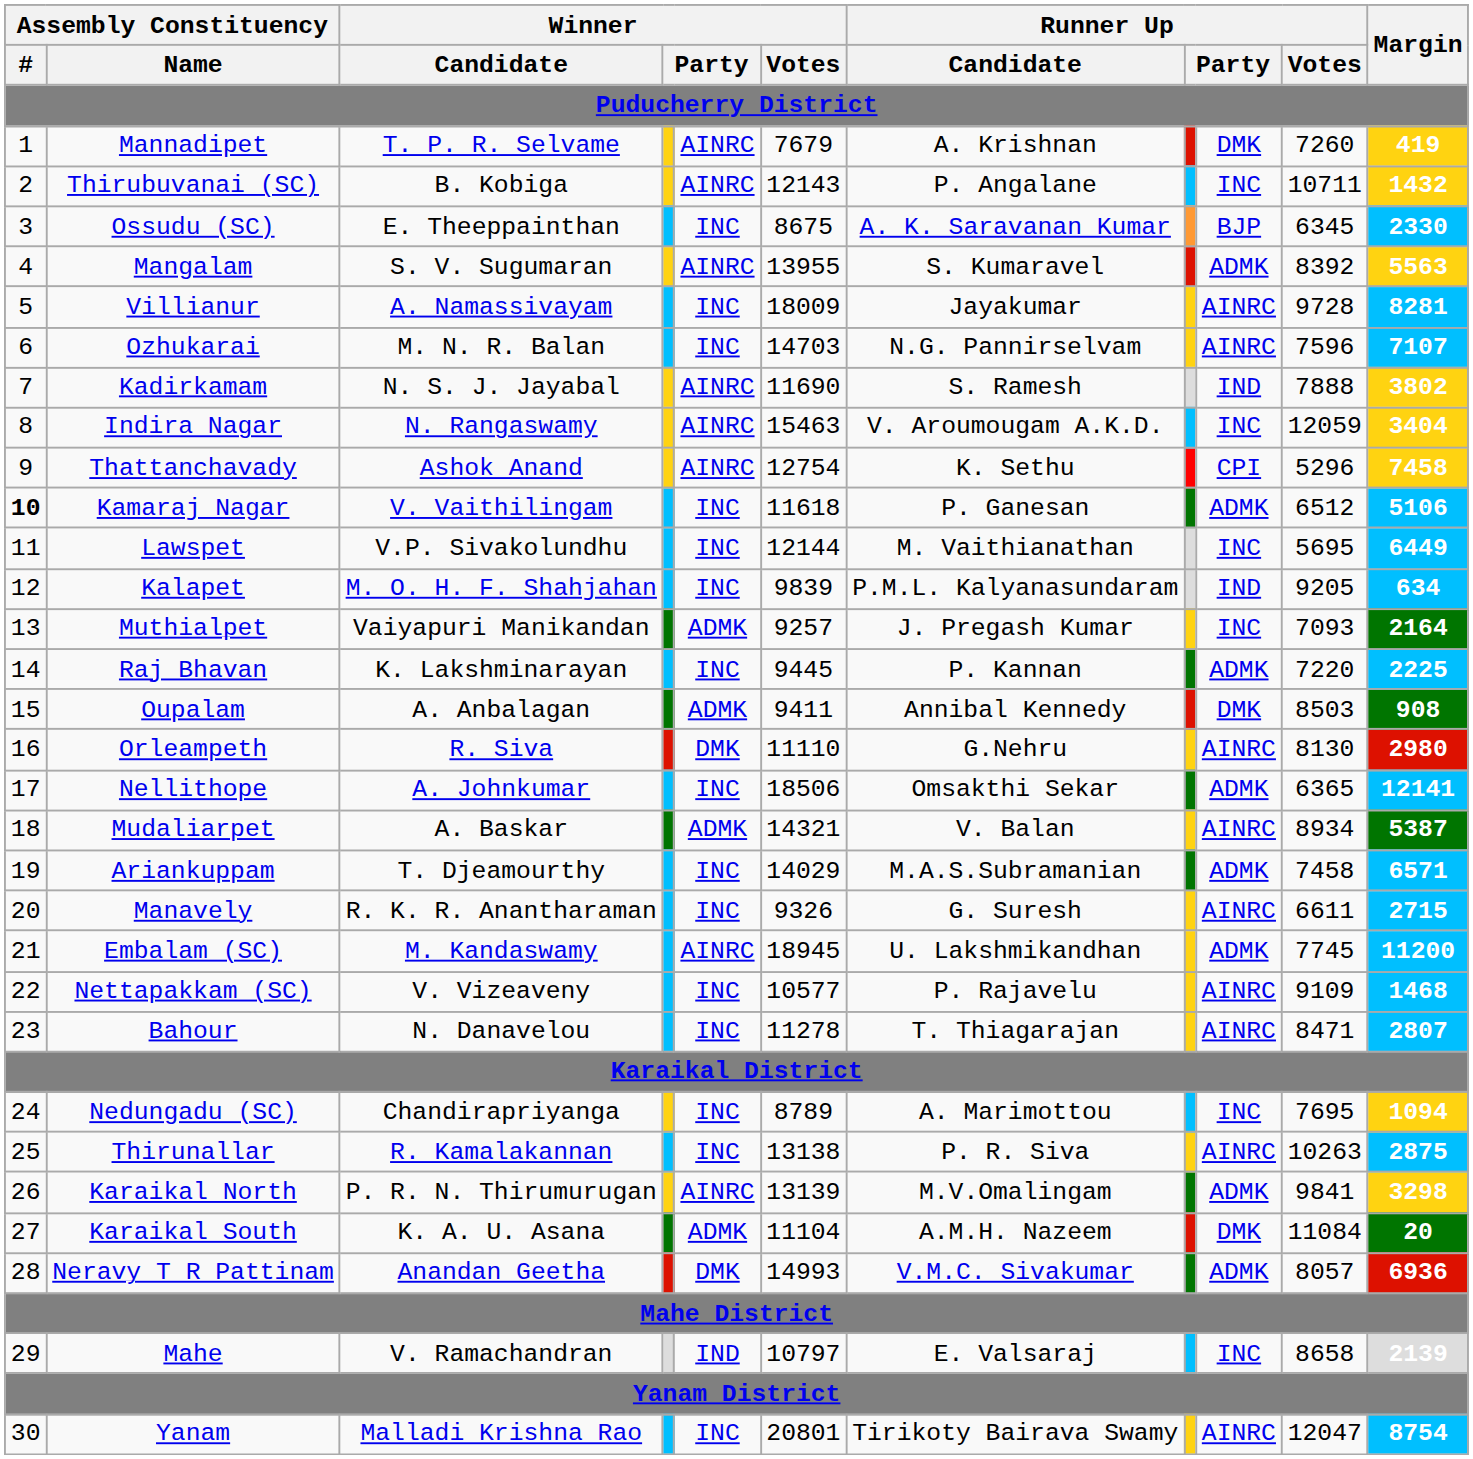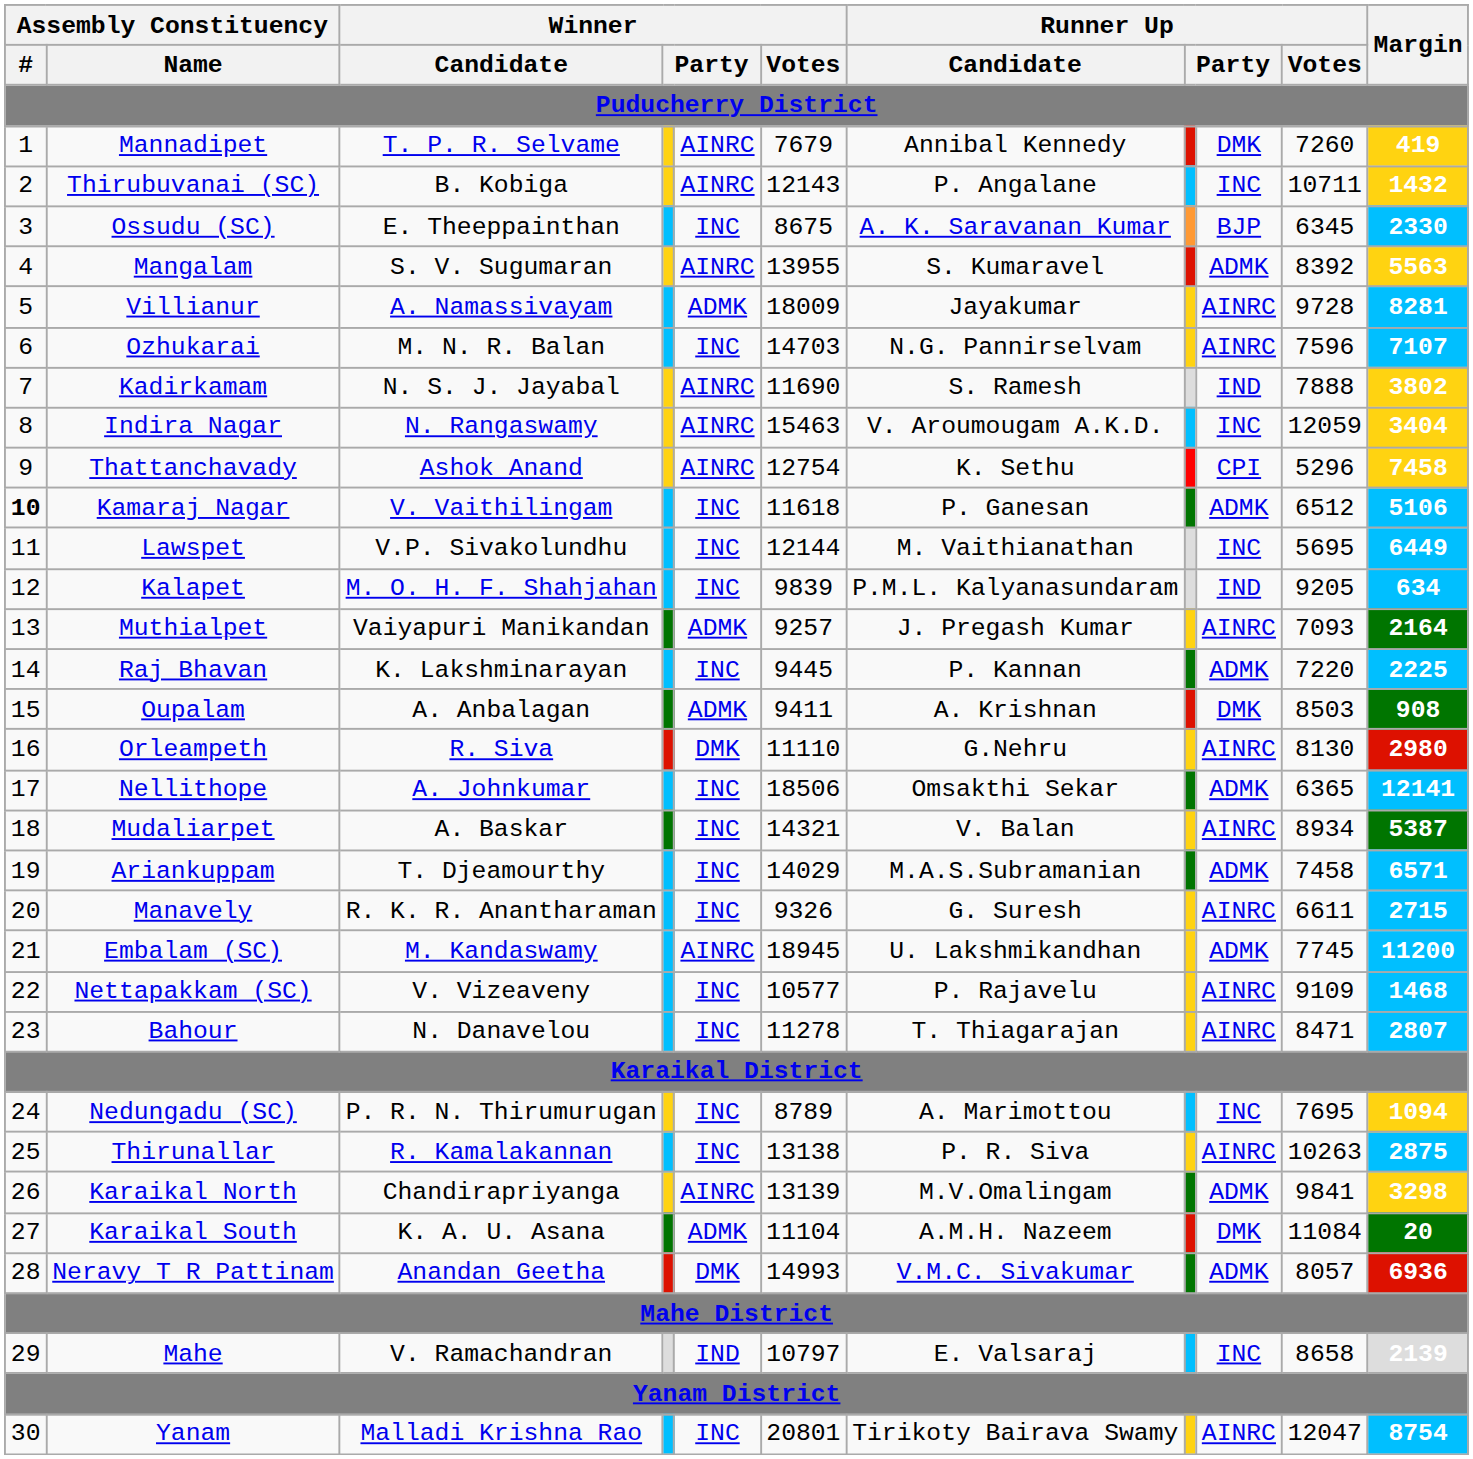(1015, 146) A. Krishnan -> (1015, 146) Annibal Kennedy
(717, 307) INC -> (717, 307) ADMK
(1239, 629) INC -> (1239, 629) AINRC
(1015, 709) Annibal Kennedy -> (1015, 709) A. Krishnan
(717, 830) ADMK -> (717, 830) INC
(501, 1112) Chandirapriyanga -> (501, 1112) P. R. N. Thirumurugan
(501, 1193) P. R. N. Thirumurugan -> (501, 1193) Chandirapriyanga
